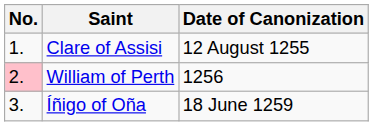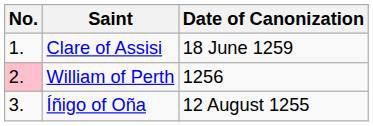(246, 47) 12 August 1255 -> (238, 47) 18 June 1259
(238, 105) 18 June 1259 -> (246, 105) 12 August 1255
